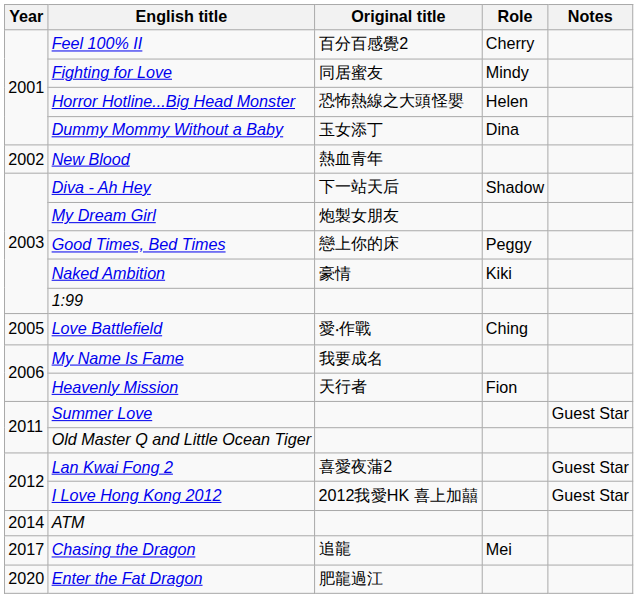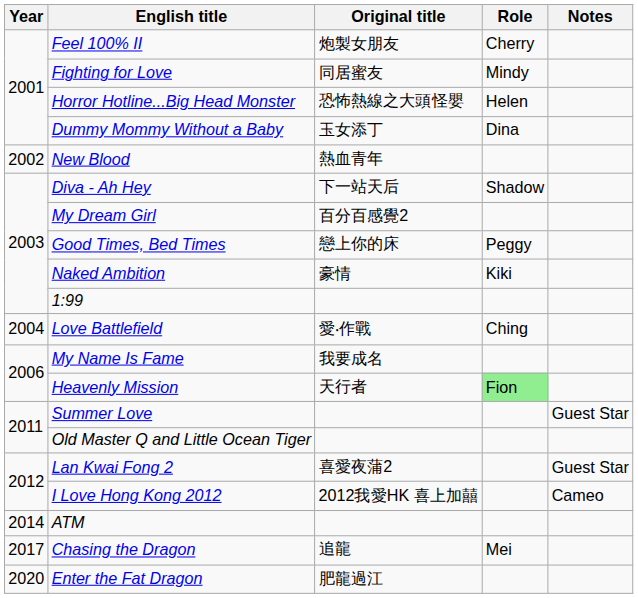(363, 43) 百分百感覺2 -> (359, 43) 炮製女朋友
(359, 215) 炮製女朋友 -> (363, 215) 百分百感覺2
(26, 329) 2005 -> (26, 329) 2004
(502, 387) no background -> (502, 387) lightgreen background
(590, 495) Guest Star -> (578, 495) Cameo
